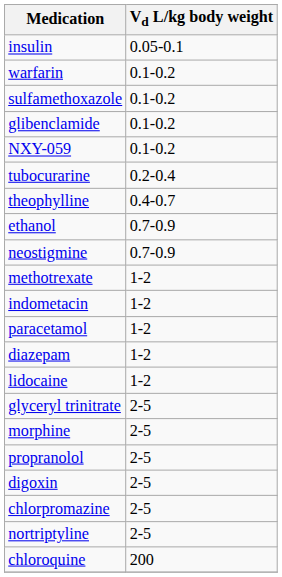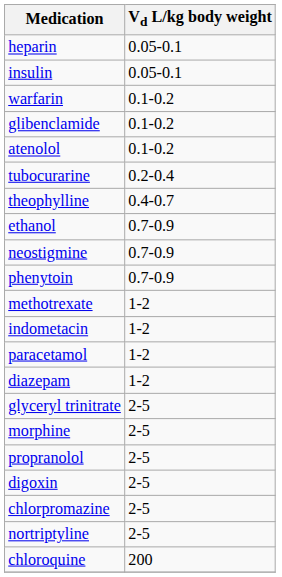+ row: (32, 47)
- row: (65, 98)
+ row: (34, 149)
- row: (40, 149)
+ row: (41, 277)
- row: (38, 380)
